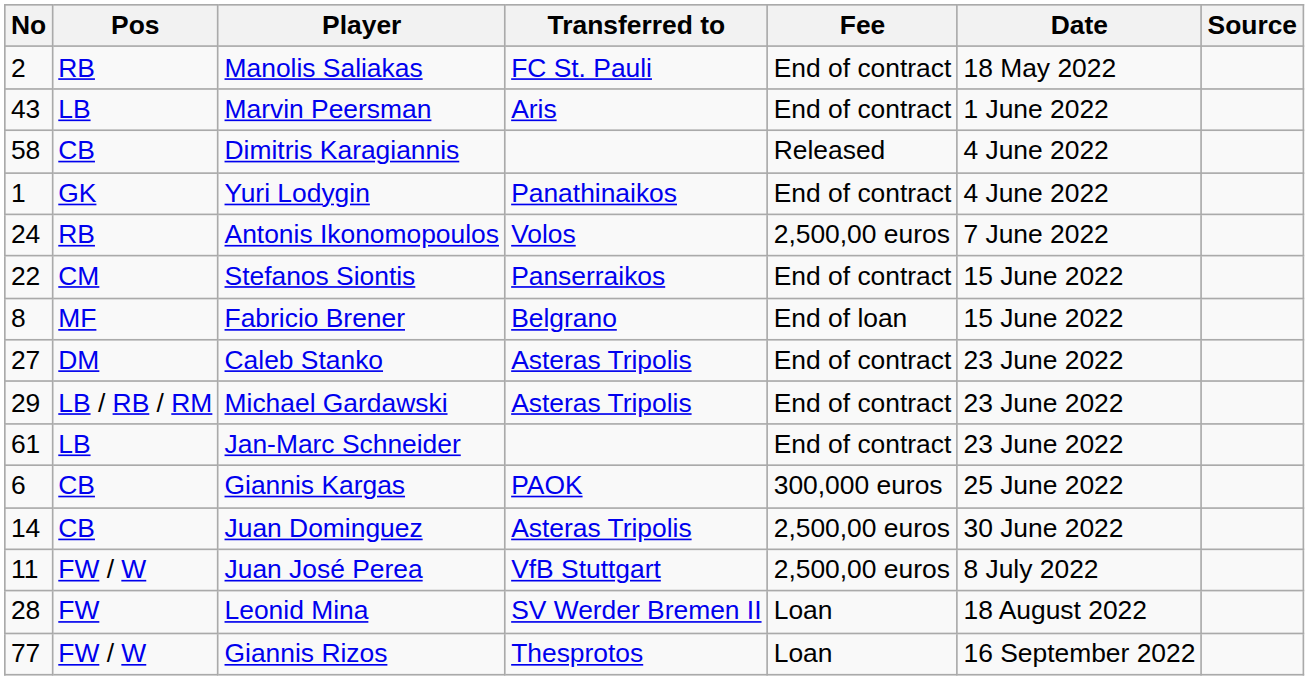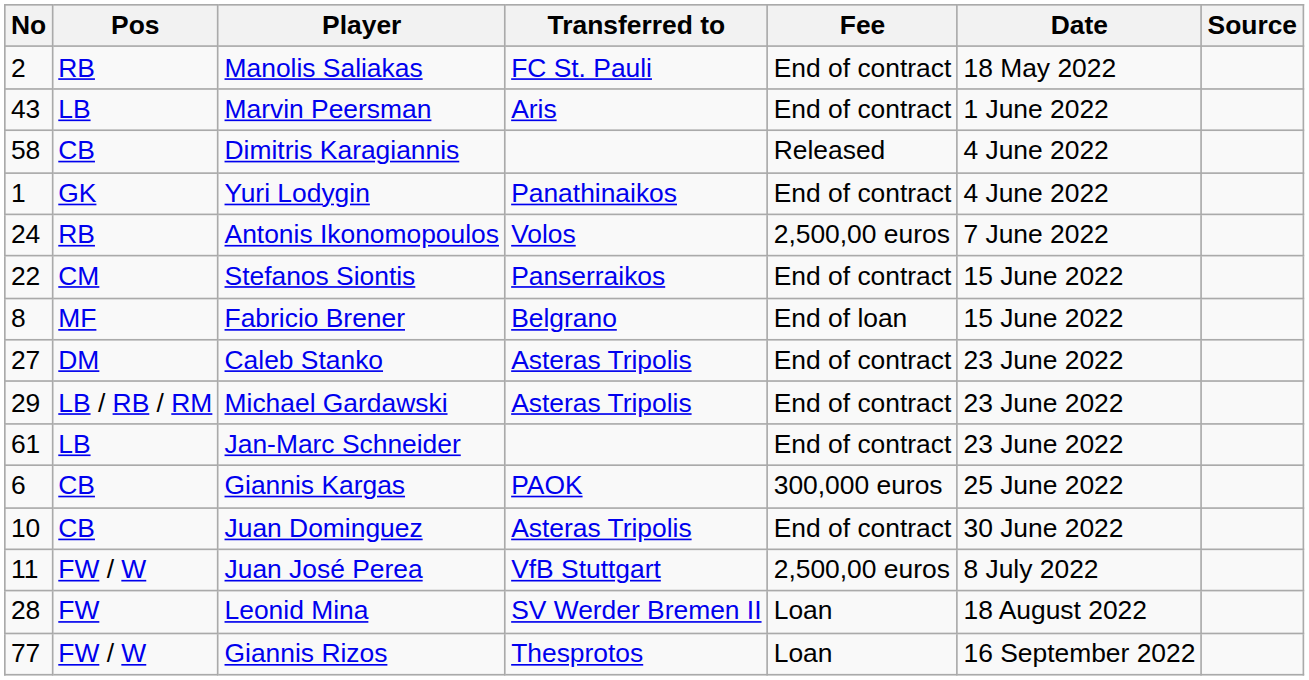(26, 527) 14 -> (26, 527) 10
(862, 527) 2,500,00 euros -> (863, 527) End of contract
